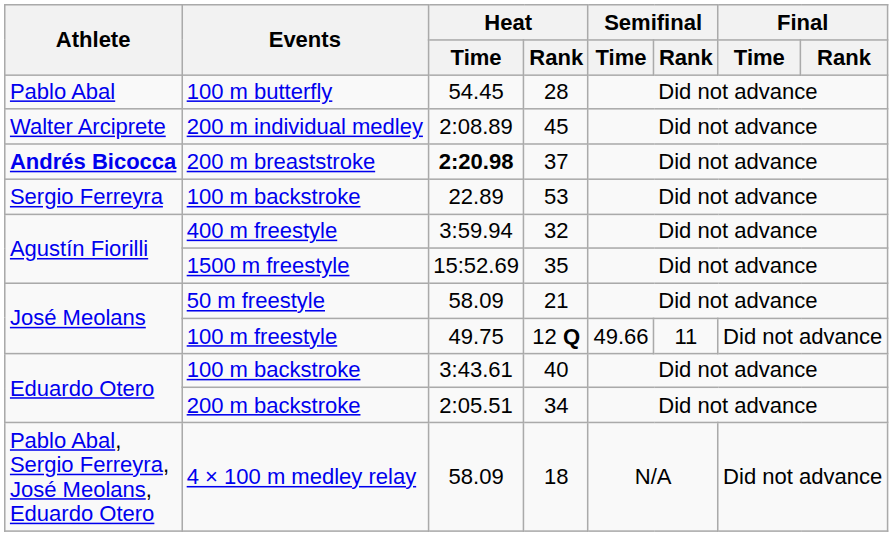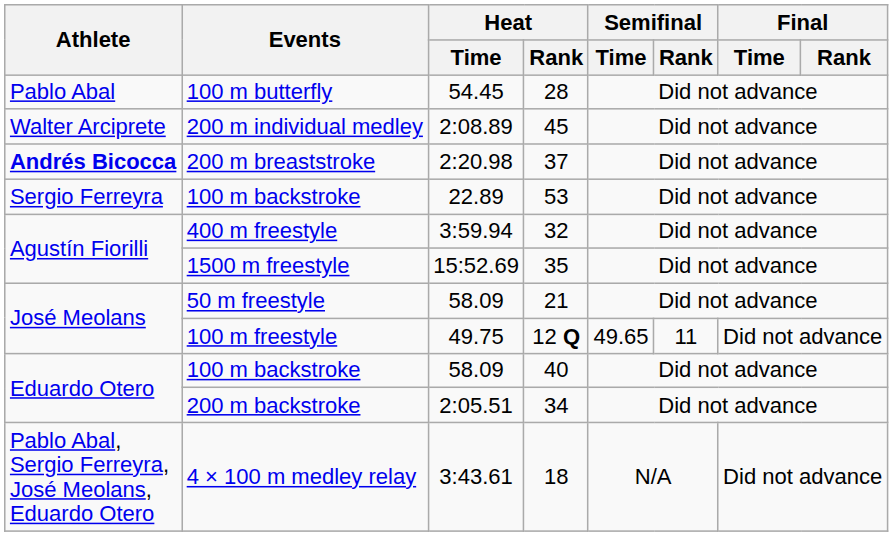(476, 162) bold -> (476, 162) normal
(621, 336) 49.66 -> (621, 336) 49.65
(476, 371) 3:43.61 -> (476, 371) 58.09
(476, 477) 58.09 -> (476, 477) 3:43.61
